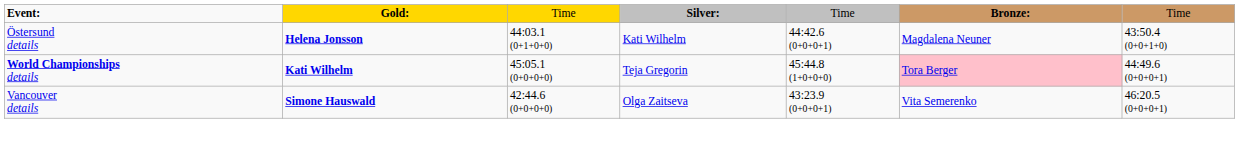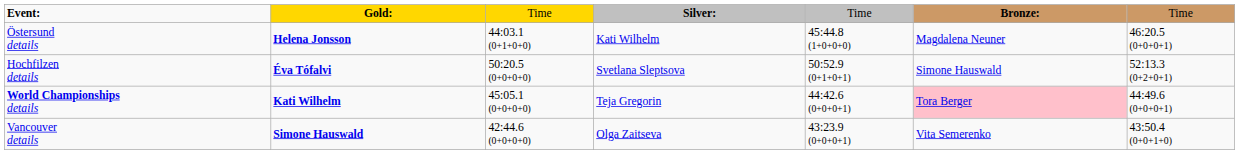(810, 38) 44:42.6 (0+0+0+1) -> (829, 38) 45:44.8 (1+0+0+0)
(1146, 38) 43:50.4 (0+0+1+0) -> (1151, 38) 46:20.5 (0+0+0+1)
+ row: (33, 70)
(810, 70) 45:44.8 (1+0+0+0) -> (829, 102) 44:42.6 (0+0+0+1)
(1146, 102) 46:20.5 (0+0+0+1) -> (1151, 133) 43:50.4 (0+0+1+0)
